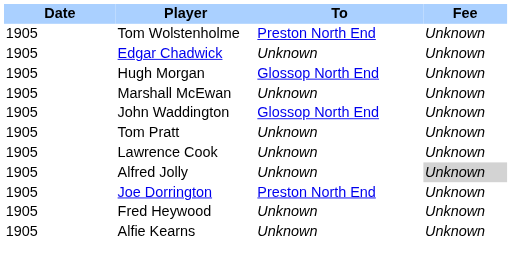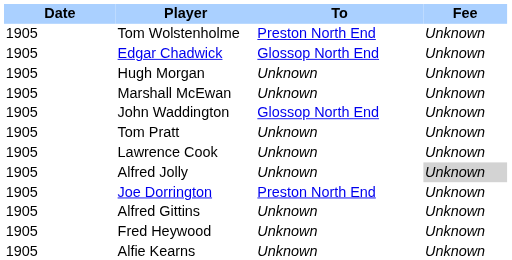(287, 53) Unknown -> (318, 53) Glossop North End
(318, 73) Glossop North End -> (287, 73) Unknown
+ row: (159, 211)
